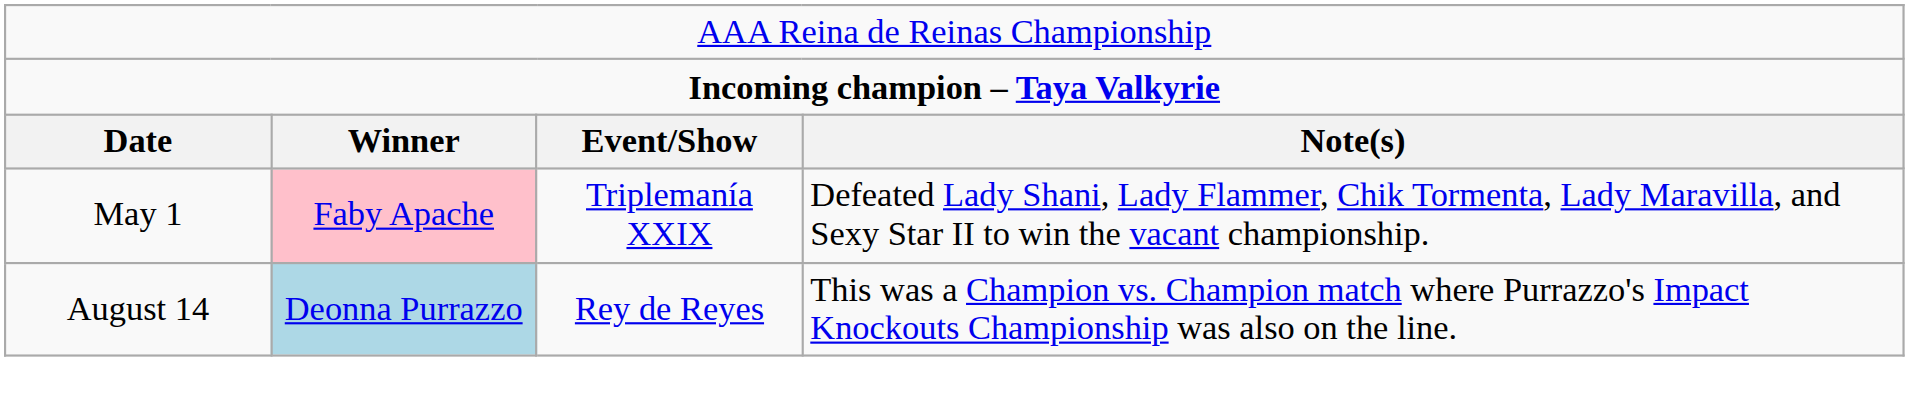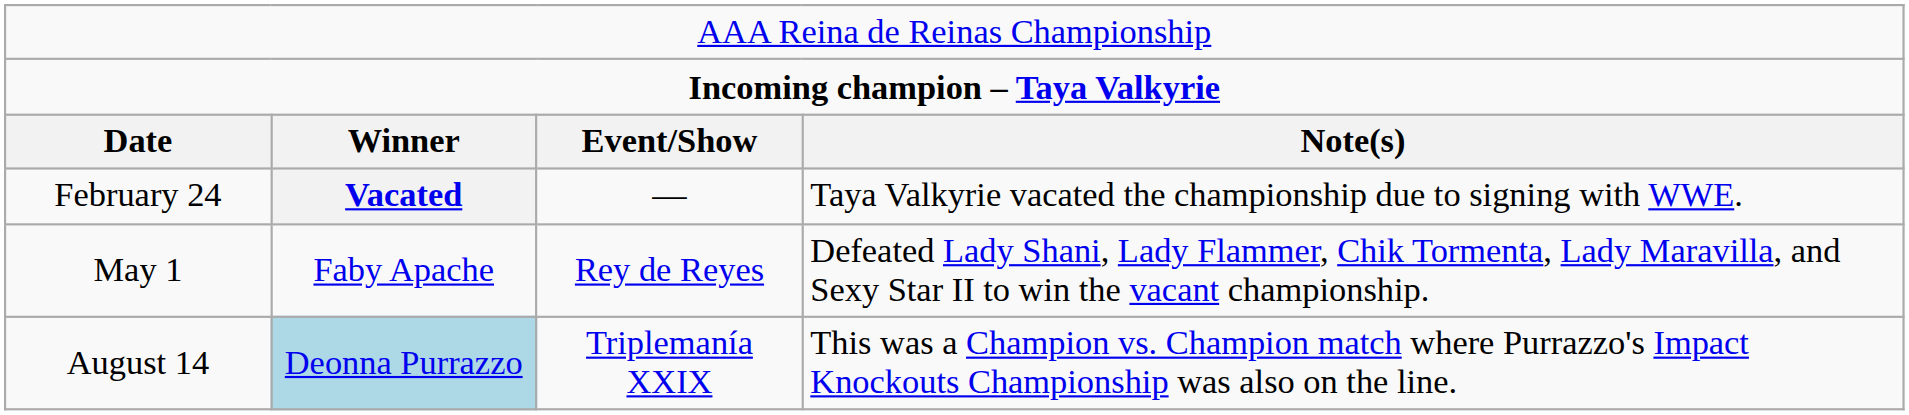+ row: (138, 195)
(404, 214) pink background -> (404, 269) no background
(669, 214) Triplemanía XXIX -> (669, 269) Rey de Reyes
(669, 308) Rey de Reyes -> (669, 362) Triplemanía XXIX
